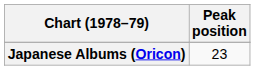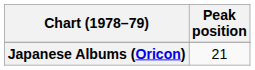(219, 53) 23 -> (219, 53) 21
